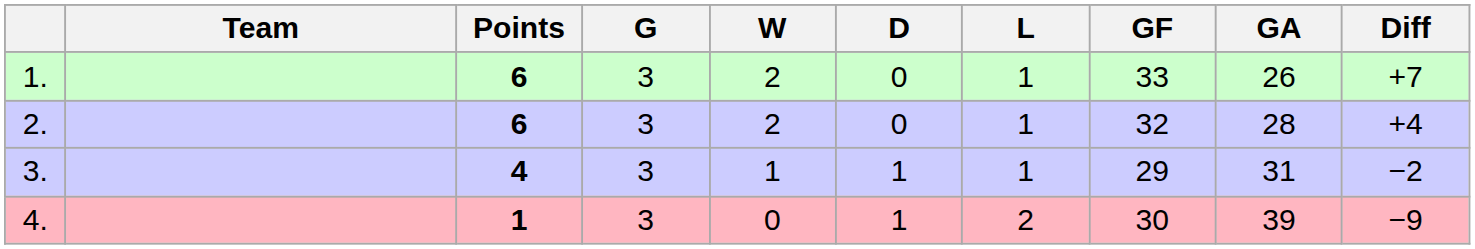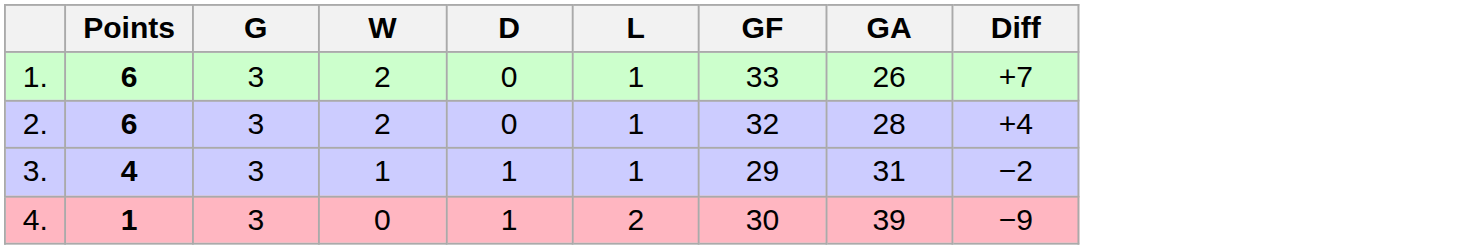- column: (261, 28)
